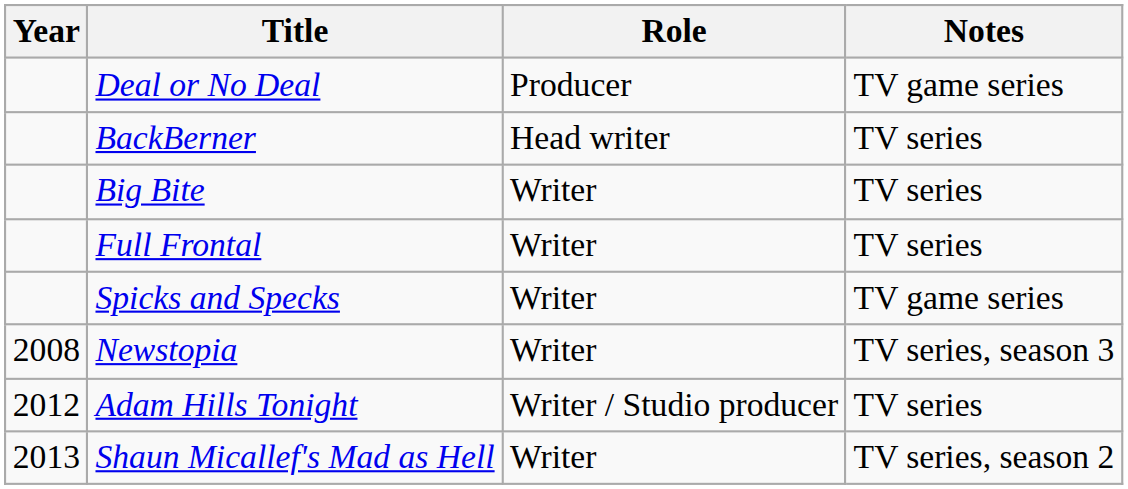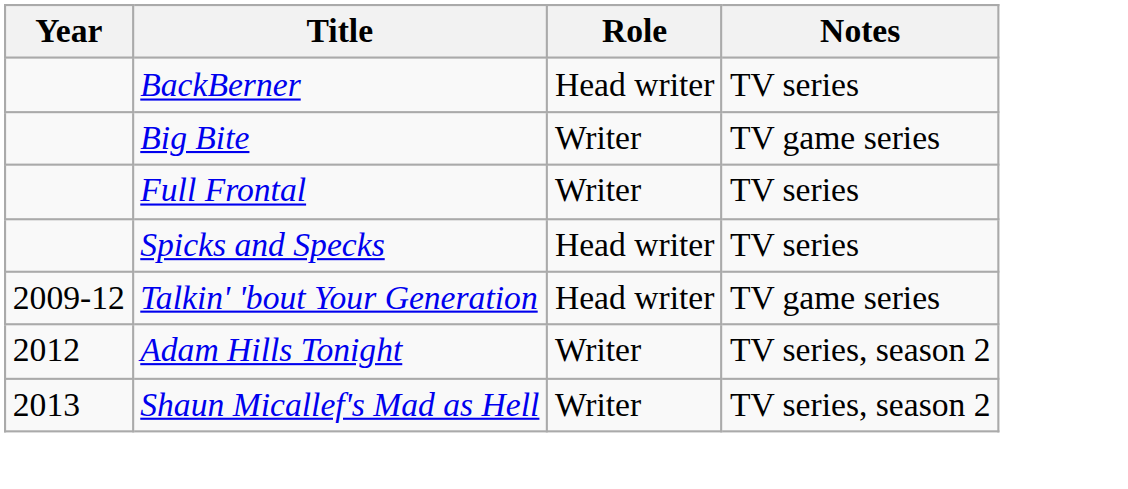- row: (208, 84)
(918, 191) TV series -> (835, 137) TV game series
(553, 297) Writer -> (635, 244) Head writer
(959, 297) TV game series -> (794, 244) TV series
- row: (166, 350)
+ row: (339, 297)
(674, 404) Writer / Studio producer -> (598, 350) Writer
(918, 404) TV series -> (860, 350) TV series, season 2
